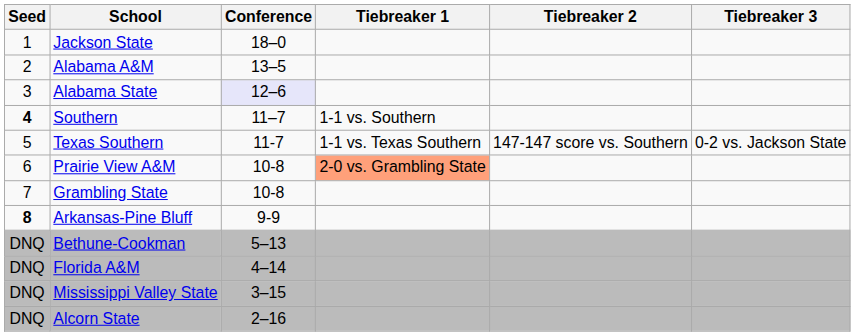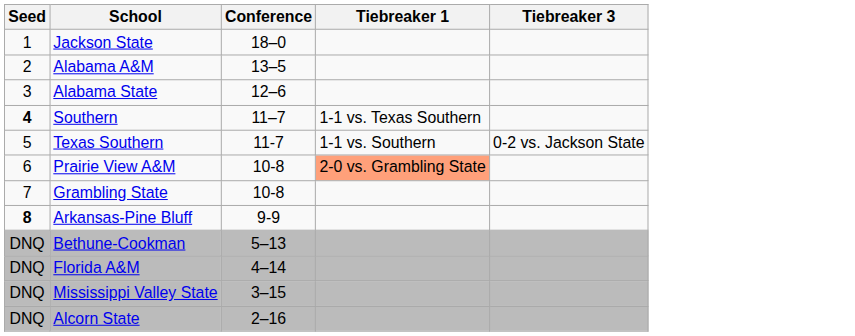- column: (590, 17)
(269, 92) lavender background -> (269, 92) no background
(378, 117) 1-1 vs. Southern -> (400, 117) 1-1 vs. Texas Southern
(400, 142) 1-1 vs. Texas Southern -> (378, 142) 1-1 vs. Southern
